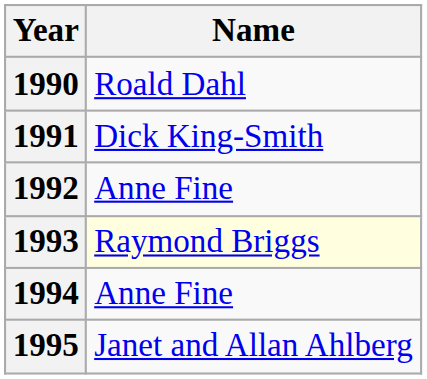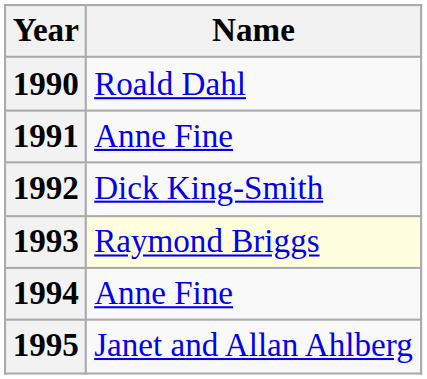(209, 135) Dick King-Smith -> (164, 135) Anne Fine
(164, 188) Anne Fine -> (209, 188) Dick King-Smith
